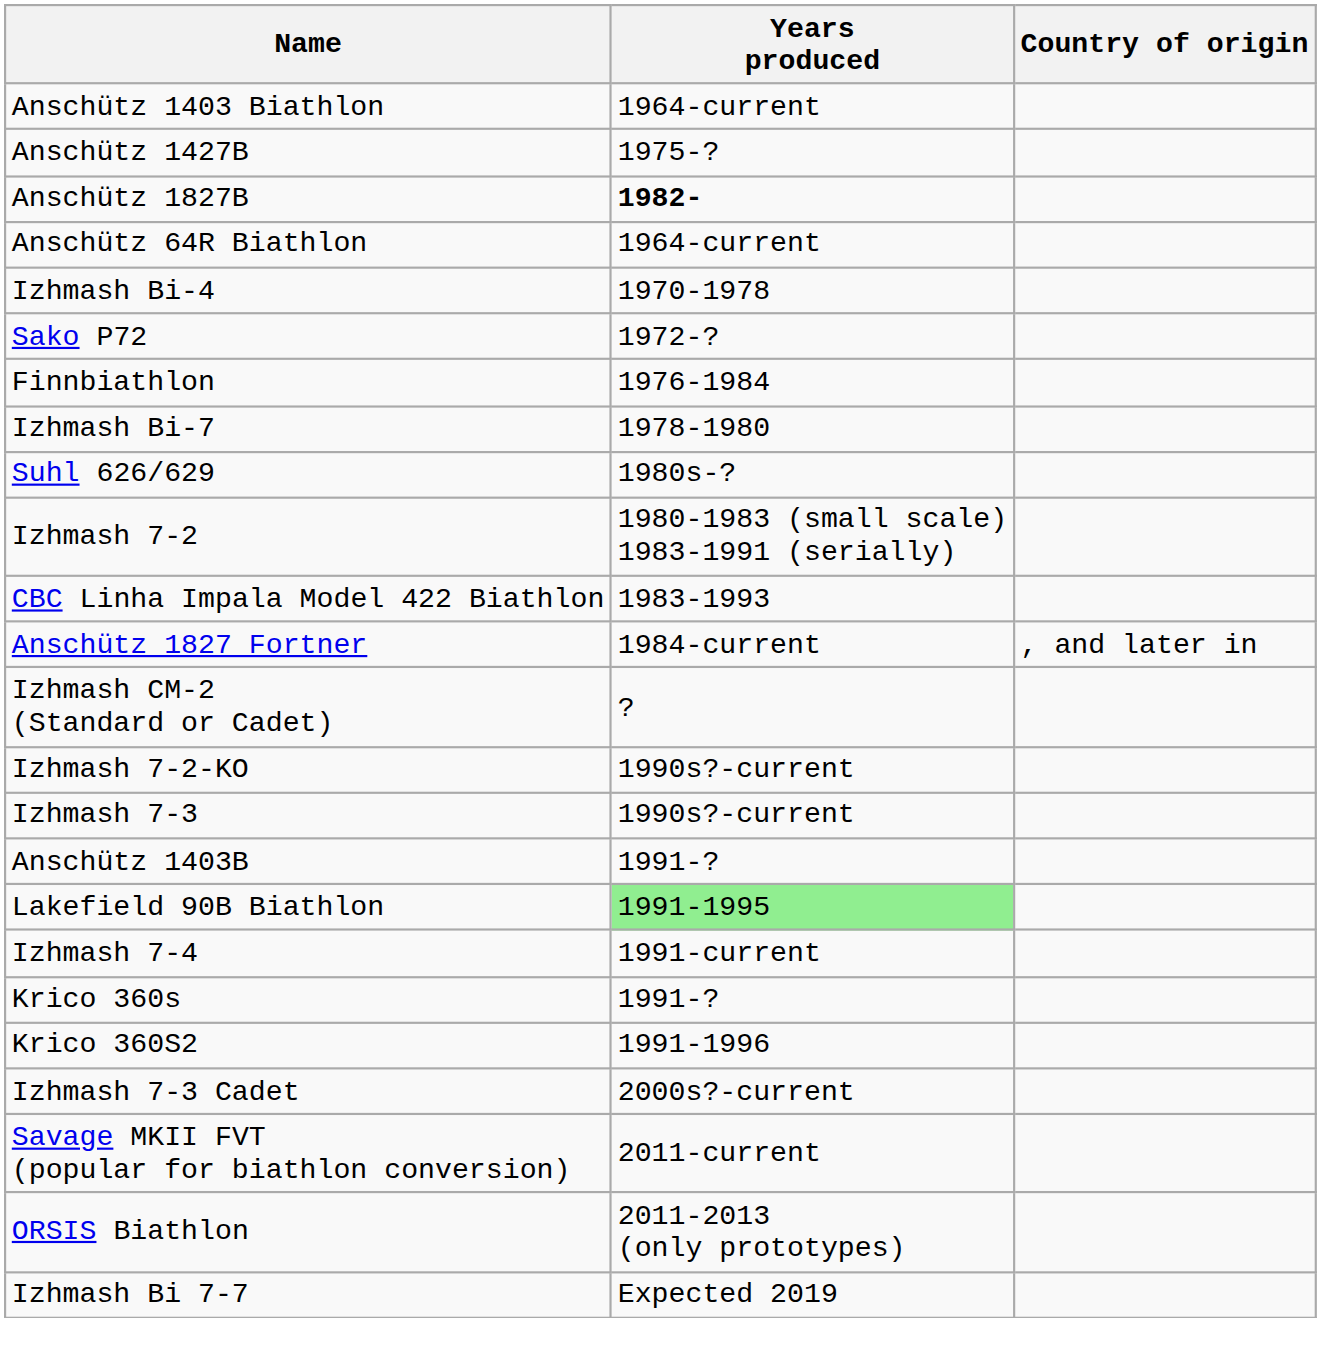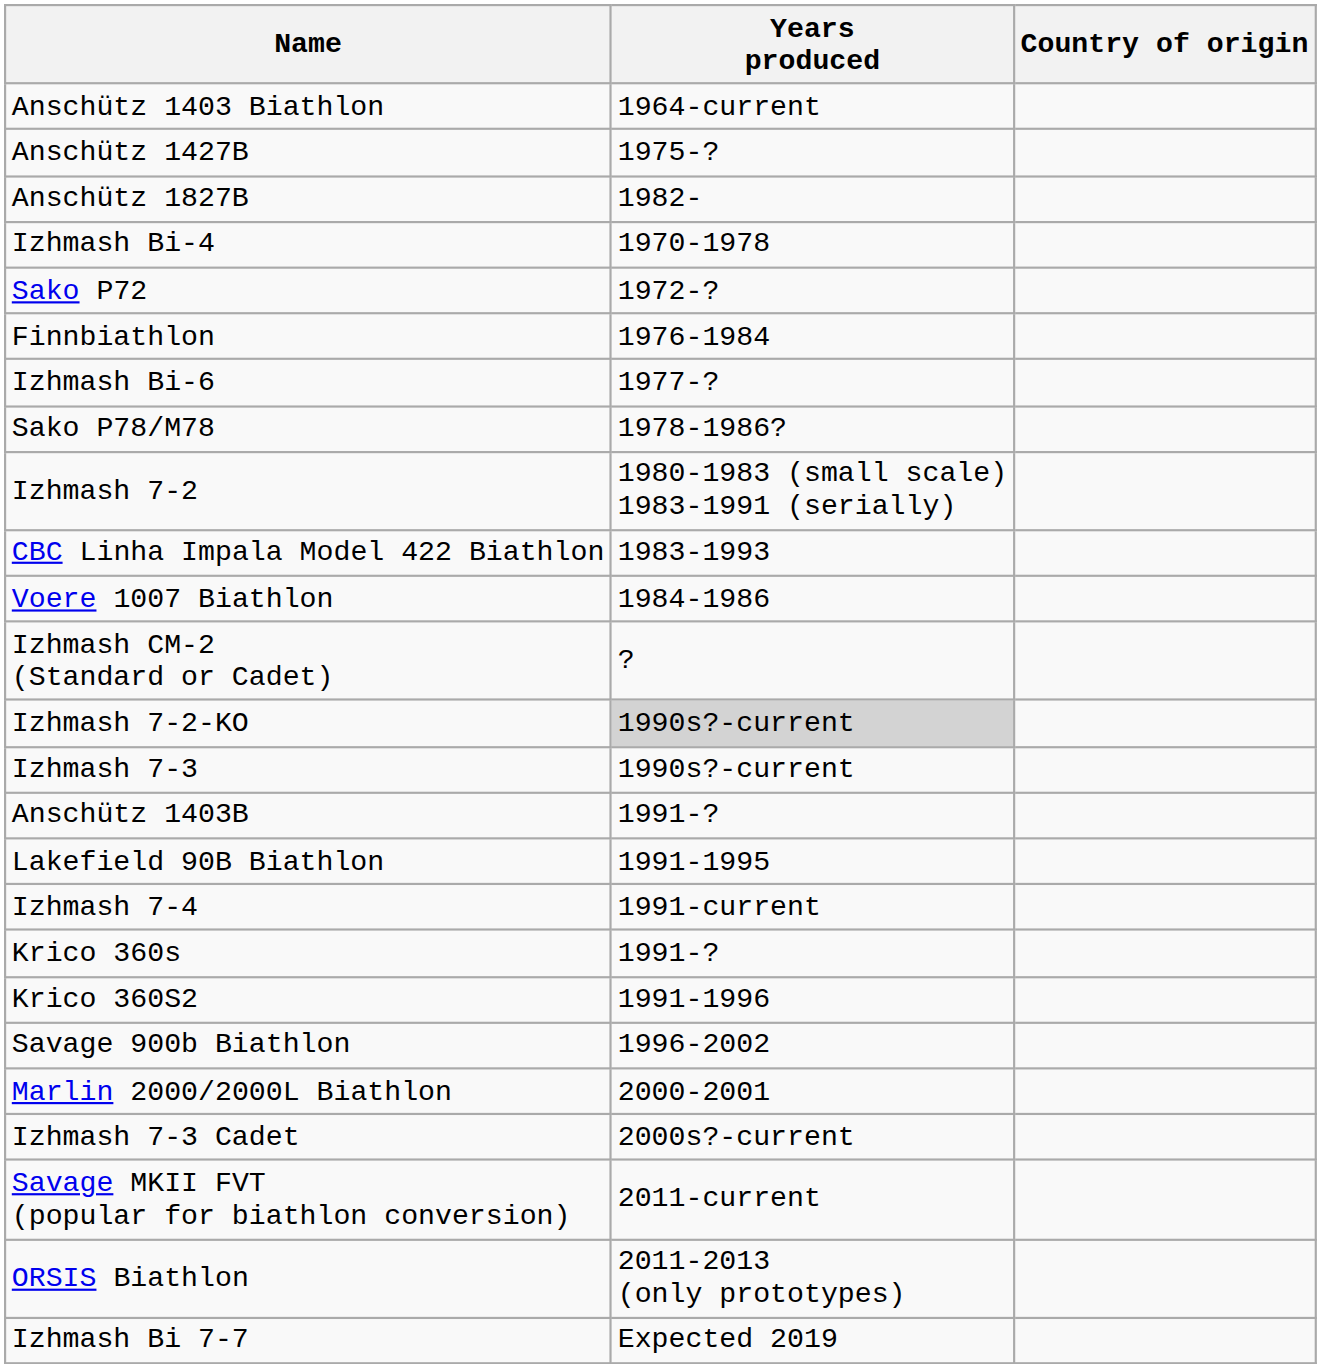(660, 199) bold -> (660, 199) normal
- row: (190, 245)
+ row: (113, 382)
+ row: (113, 428)
- row: (113, 428)
- row: (113, 474)
- row: (190, 645)
+ row: (173, 599)
(736, 769) no background -> (736, 723) lightgrey background
(694, 907) lightgreen background -> (694, 861) no background
+ row: (181, 1045)
+ row: (232, 1091)
